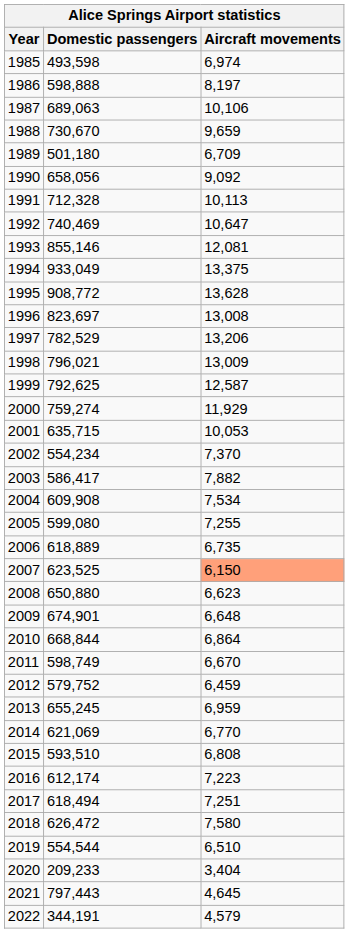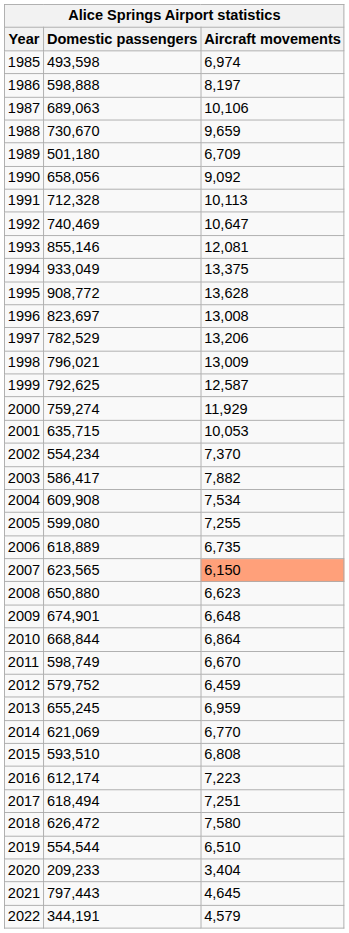(73, 570) 623,525 -> (73, 570) 623,565
